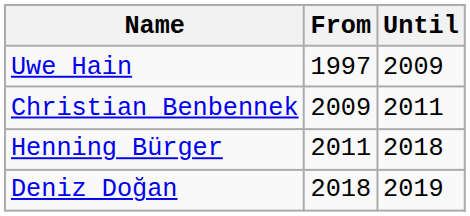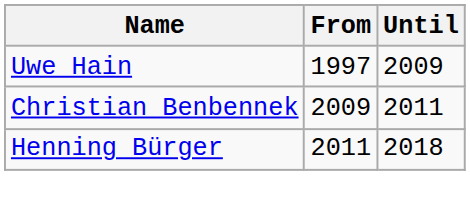- row: (94, 190)
